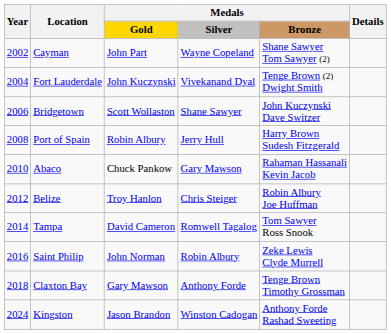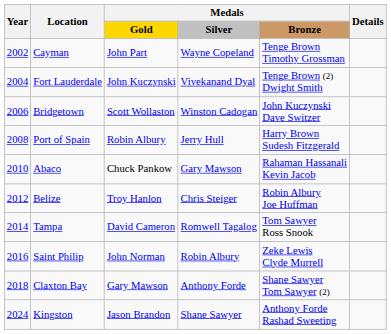(296, 53) Shane Sawyer Tom Sawyer (2) -> (304, 53) Tenge Brown Timothy Grossman
(211, 111) Shane Sawyer -> (219, 111) Winston Cadogan
(304, 285) Tenge Brown Timothy Grossman -> (296, 285) Shane Sawyer Tom Sawyer (2)
(219, 314) Winston Cadogan -> (211, 314) Shane Sawyer
